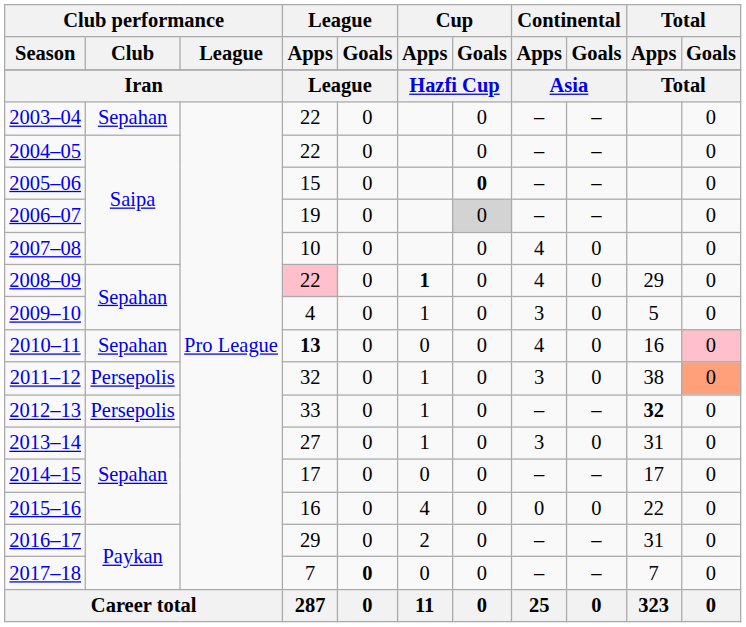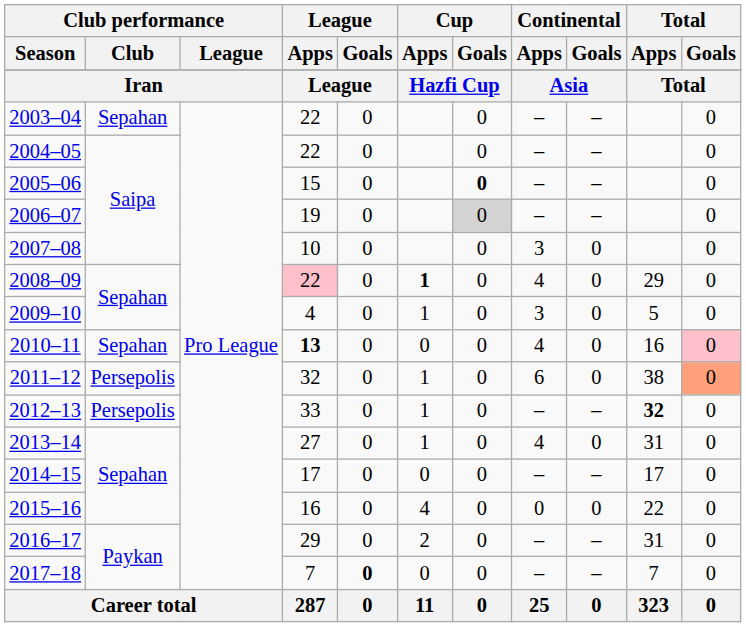(539, 248) 4 -> (539, 248) 3
(539, 378) 3 -> (539, 378) 6
(539, 442) 3 -> (539, 442) 4
